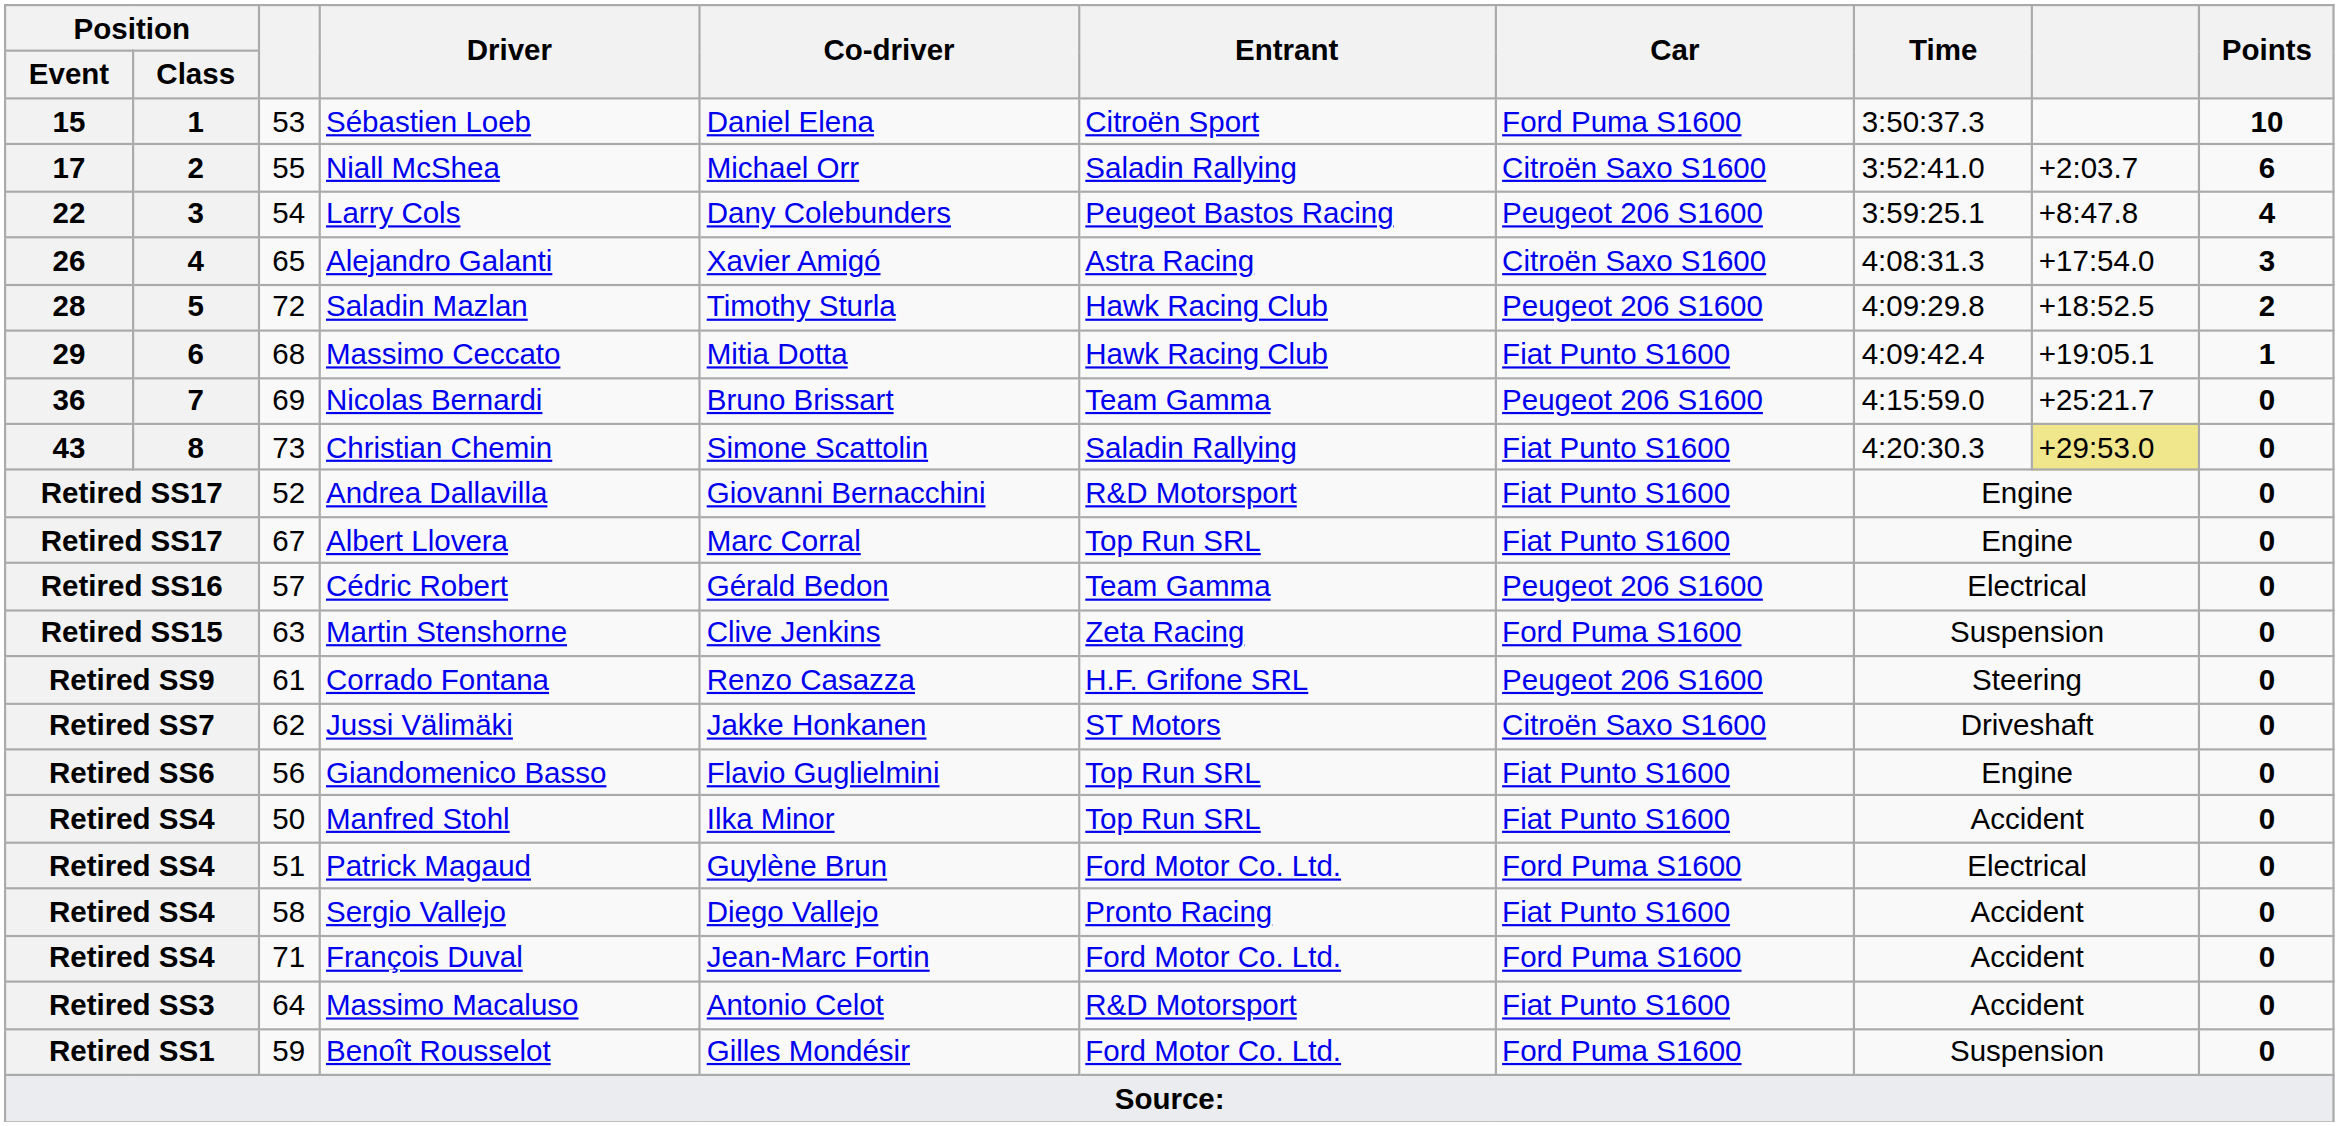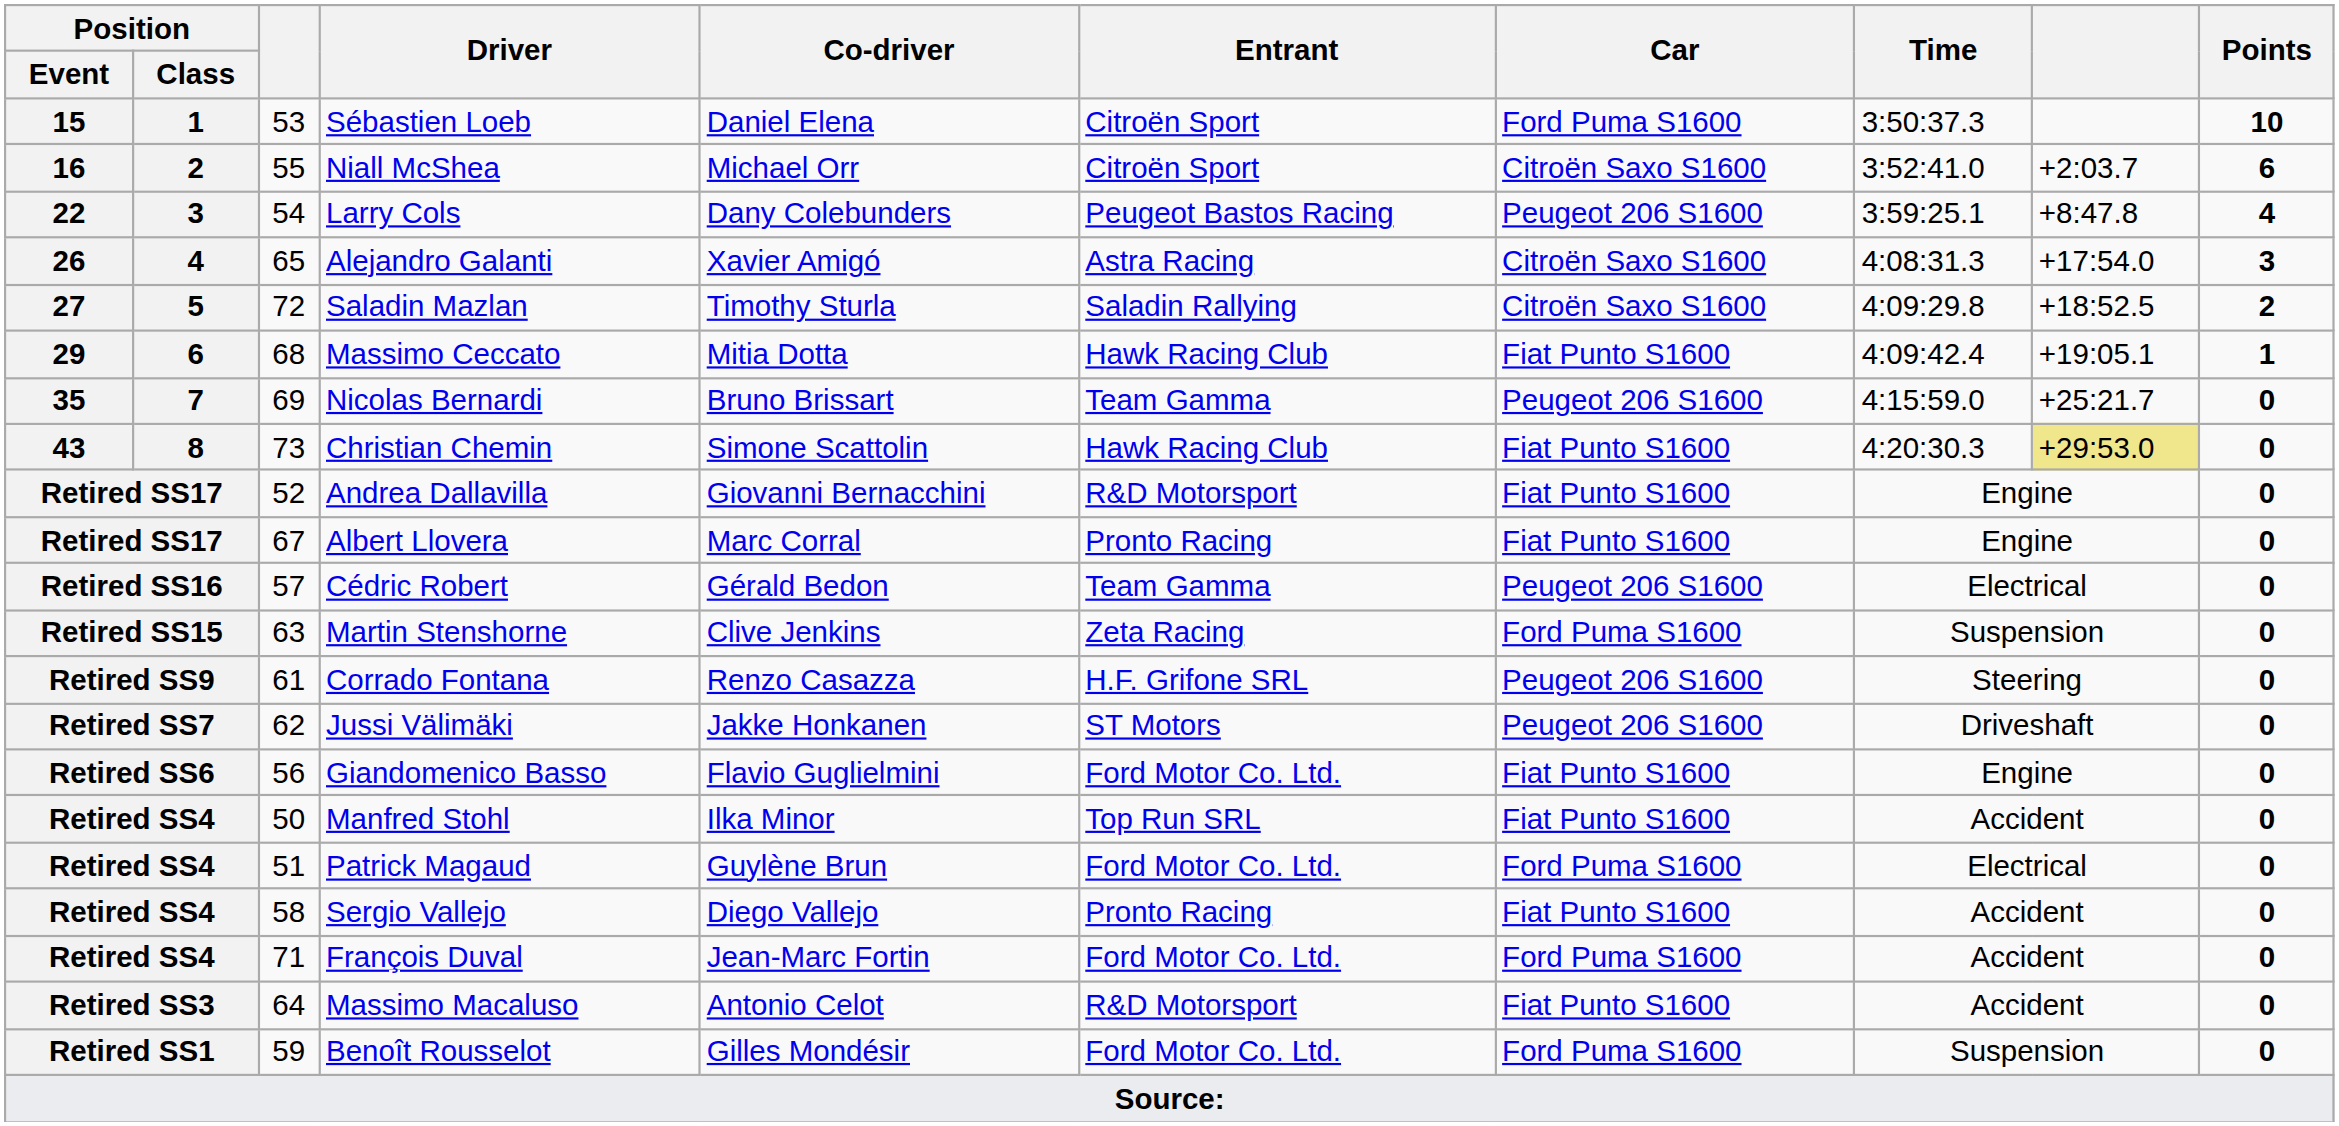(69, 167) 17 -> (69, 167) 16
(1191, 167) Saladin Rallying -> (1172, 167) Citroën Sport
(69, 307) 28 -> (69, 307) 27
(1207, 307) Hawk Racing Club -> (1191, 307) Saladin Rallying
(1633, 307) Peugeot 206 S1600 -> (1634, 307) Citroën Saxo S1600
(69, 400) 36 -> (69, 400) 35
(1191, 447) Saladin Rallying -> (1207, 447) Hawk Racing Club
(1173, 540) Top Run SRL -> (1179, 540) Pronto Racing
(1634, 726) Citroën Saxo S1600 -> (1633, 726) Peugeot 206 S1600
(1173, 772) Top Run SRL -> (1213, 772) Ford Motor Co. Ltd.
